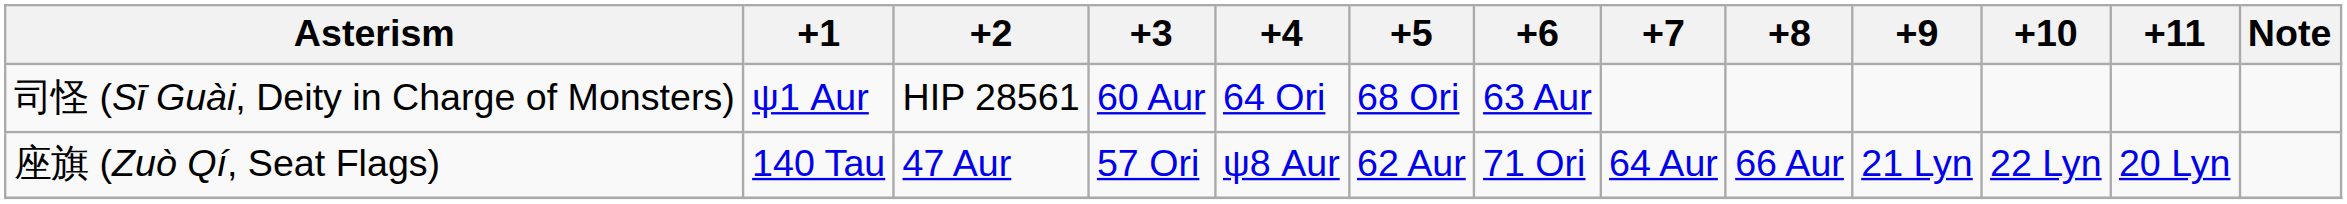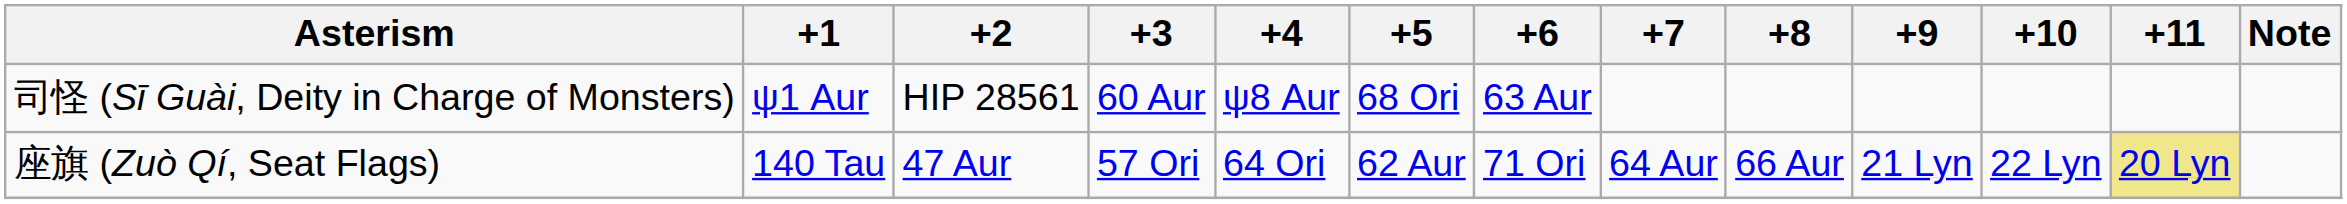(1274, 97) 64 Ori -> (1281, 97) ψ8 Aur
(1281, 164) ψ8 Aur -> (1274, 164) 64 Ori
(2175, 164) no background -> (2175, 164) khaki background
